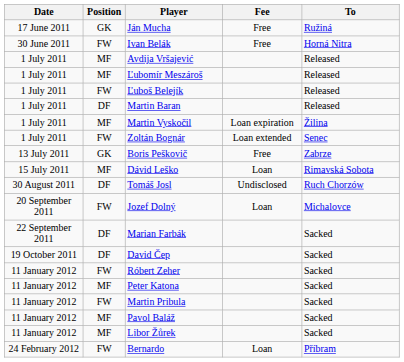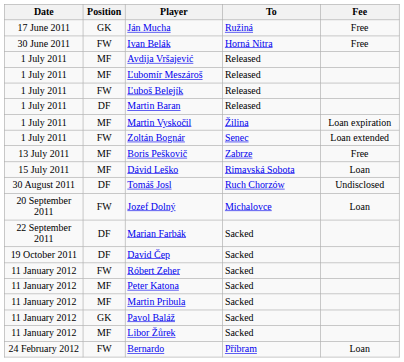columns swapped: (350, 12) <-> (262, 12)
(104, 153) GK -> (104, 153) MF
(104, 302) FW -> (104, 302) MF
(104, 317) MF -> (104, 317) GK
